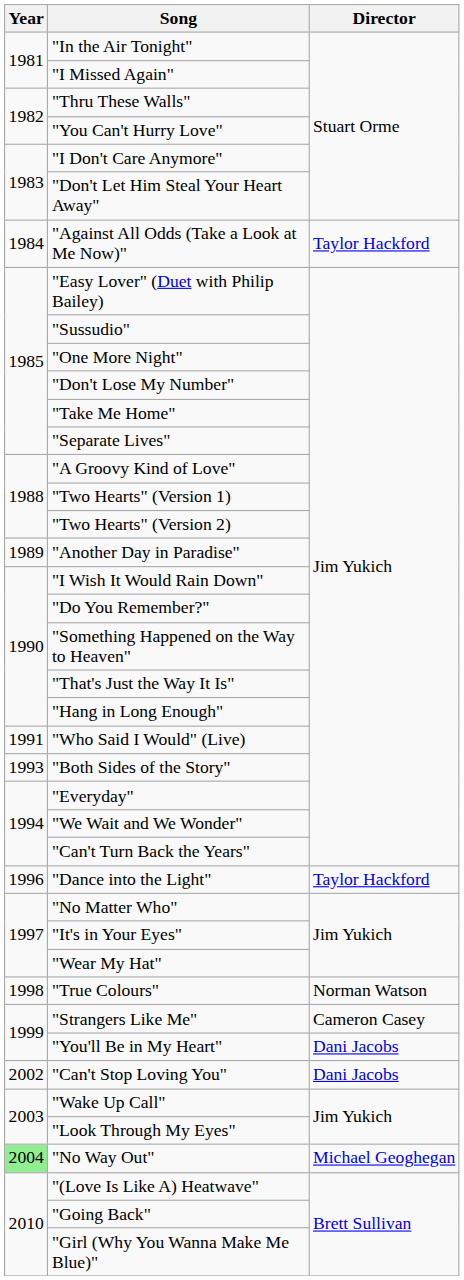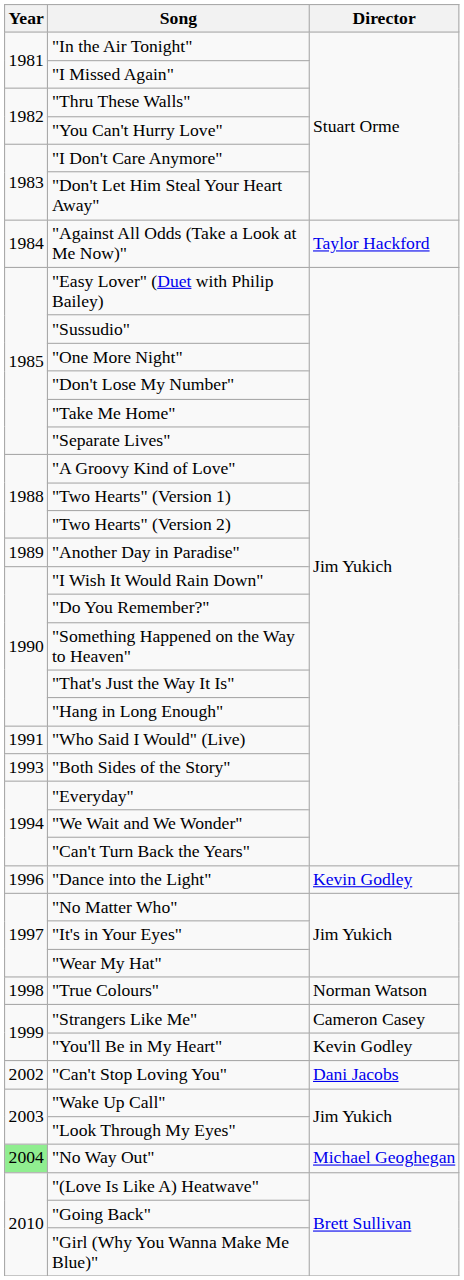(371, 879) Taylor Hackford -> (363, 879) Kevin Godley
(356, 1046) Dani Jacobs -> (363, 1046) Kevin Godley
